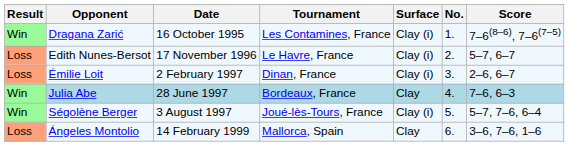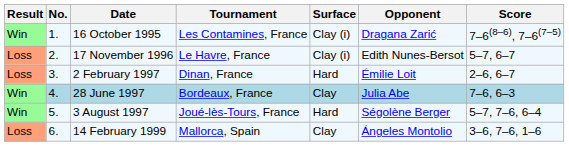columns swapped: (454, 13) <-> (100, 13)
(415, 74) Clay (i) -> (326, 74) Hard
(415, 112) Clay (i) -> (326, 112) Hard
